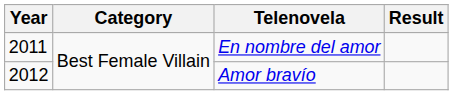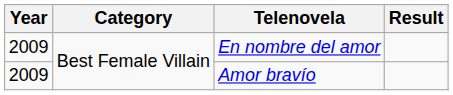(28, 47) 2011 -> (29, 47) 2009
(29, 75) 2012 -> (29, 75) 2009
